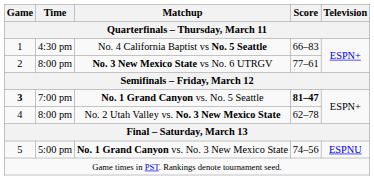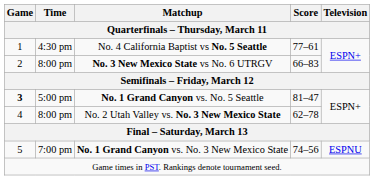(306, 47) 66–83 -> (306, 47) 77–61
(306, 64) 77–61 -> (306, 64) 66–83
(55, 98) 7:00 pm -> (55, 98) 5:00 pm
(306, 98) bold -> (306, 98) normal
(55, 149) 5:00 pm -> (55, 149) 7:00 pm
